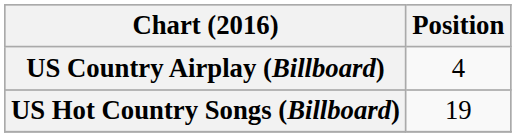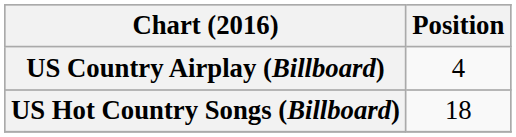(458, 110) 19 -> (458, 110) 18
